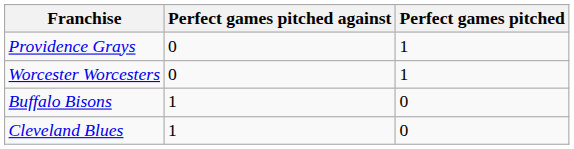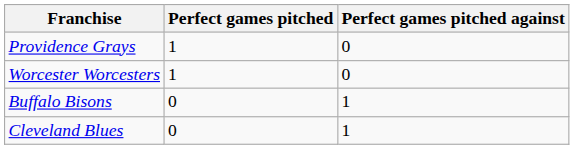columns swapped: (482, 18) <-> (280, 18)
